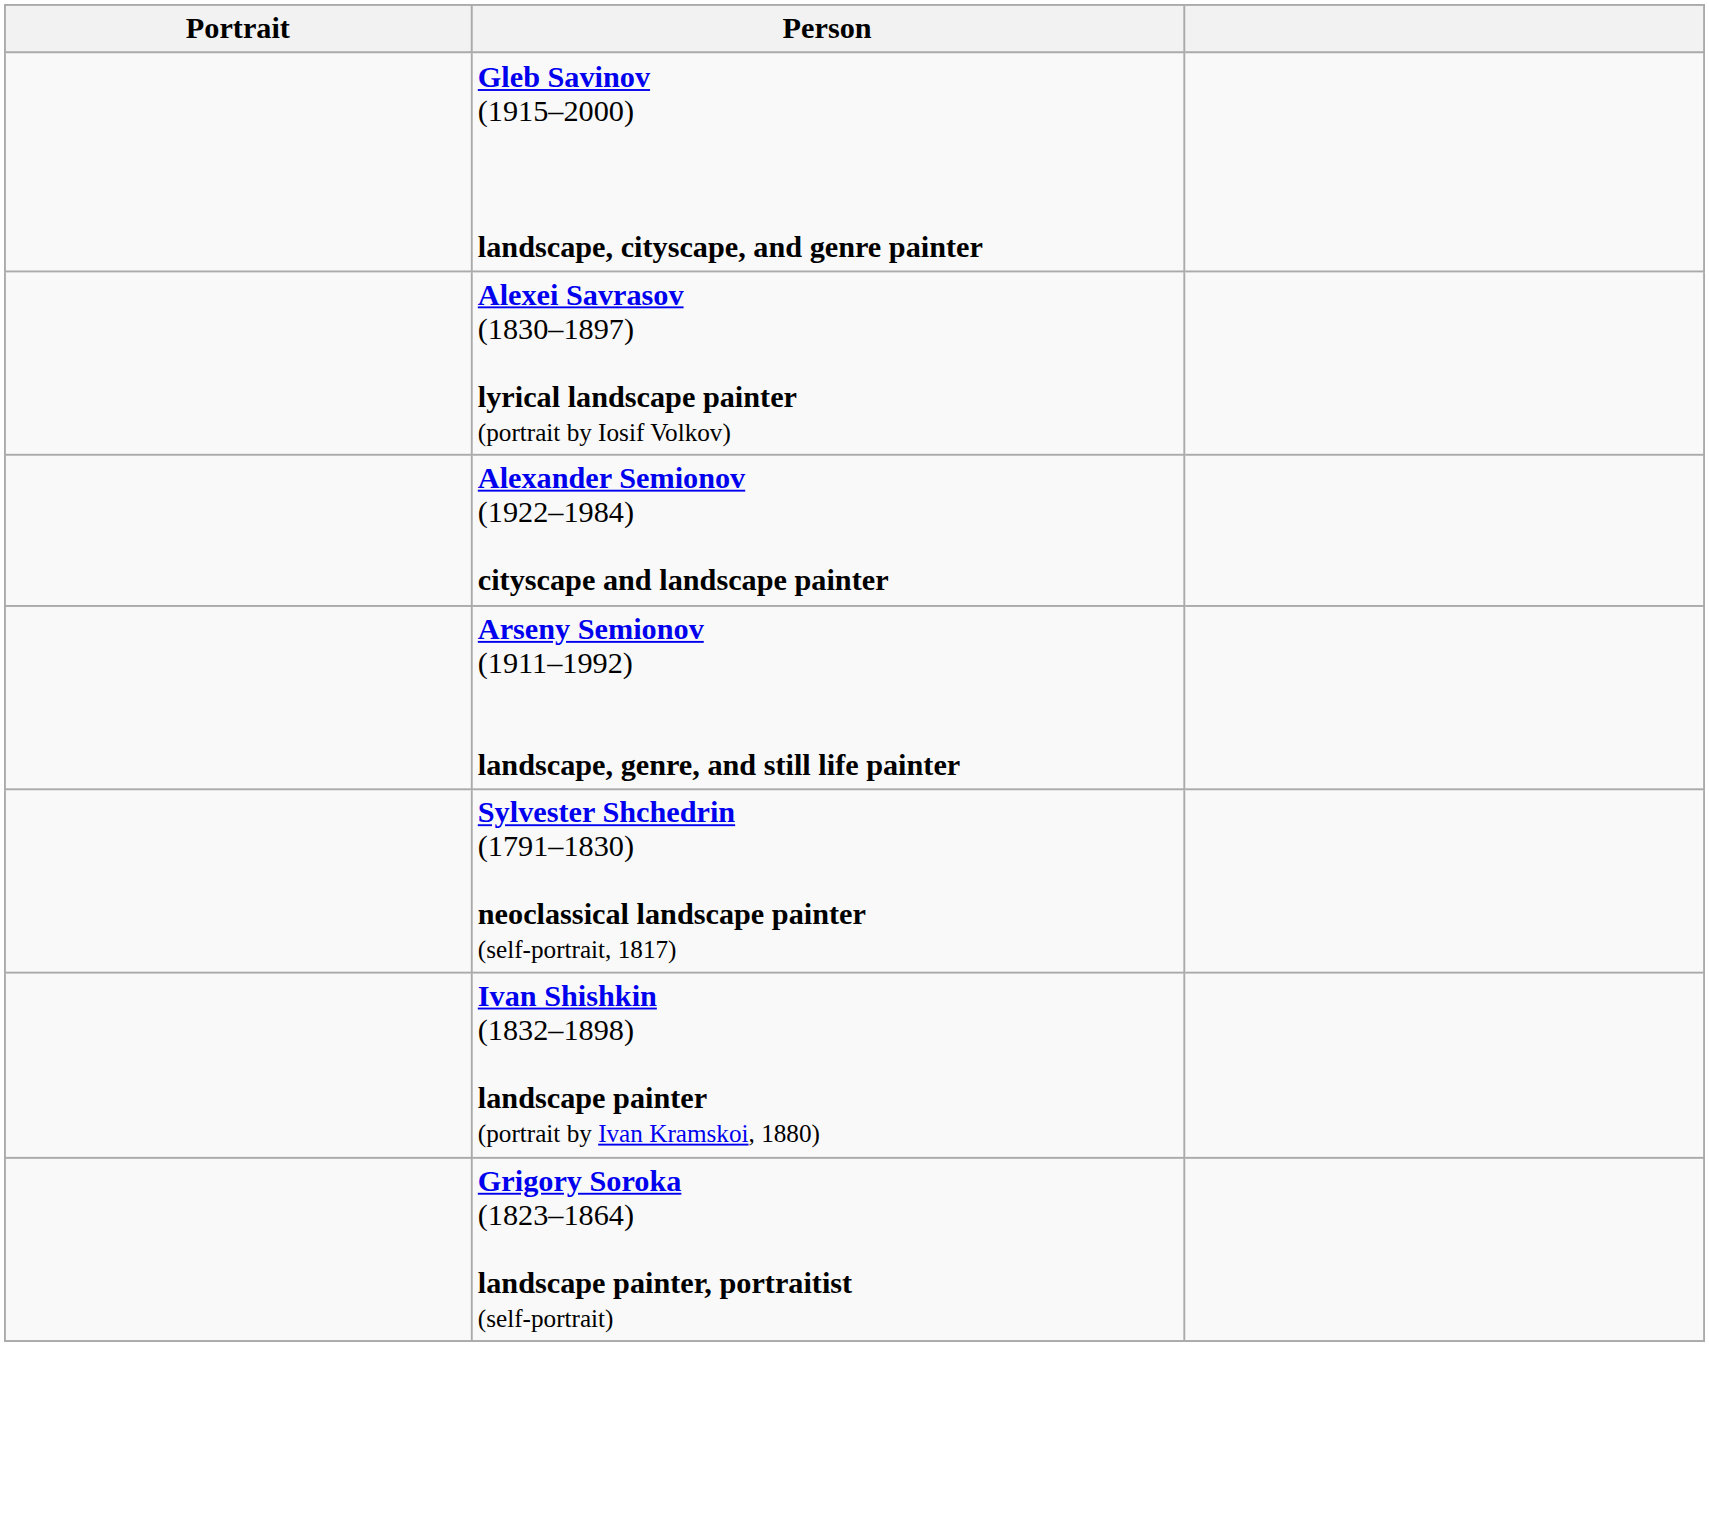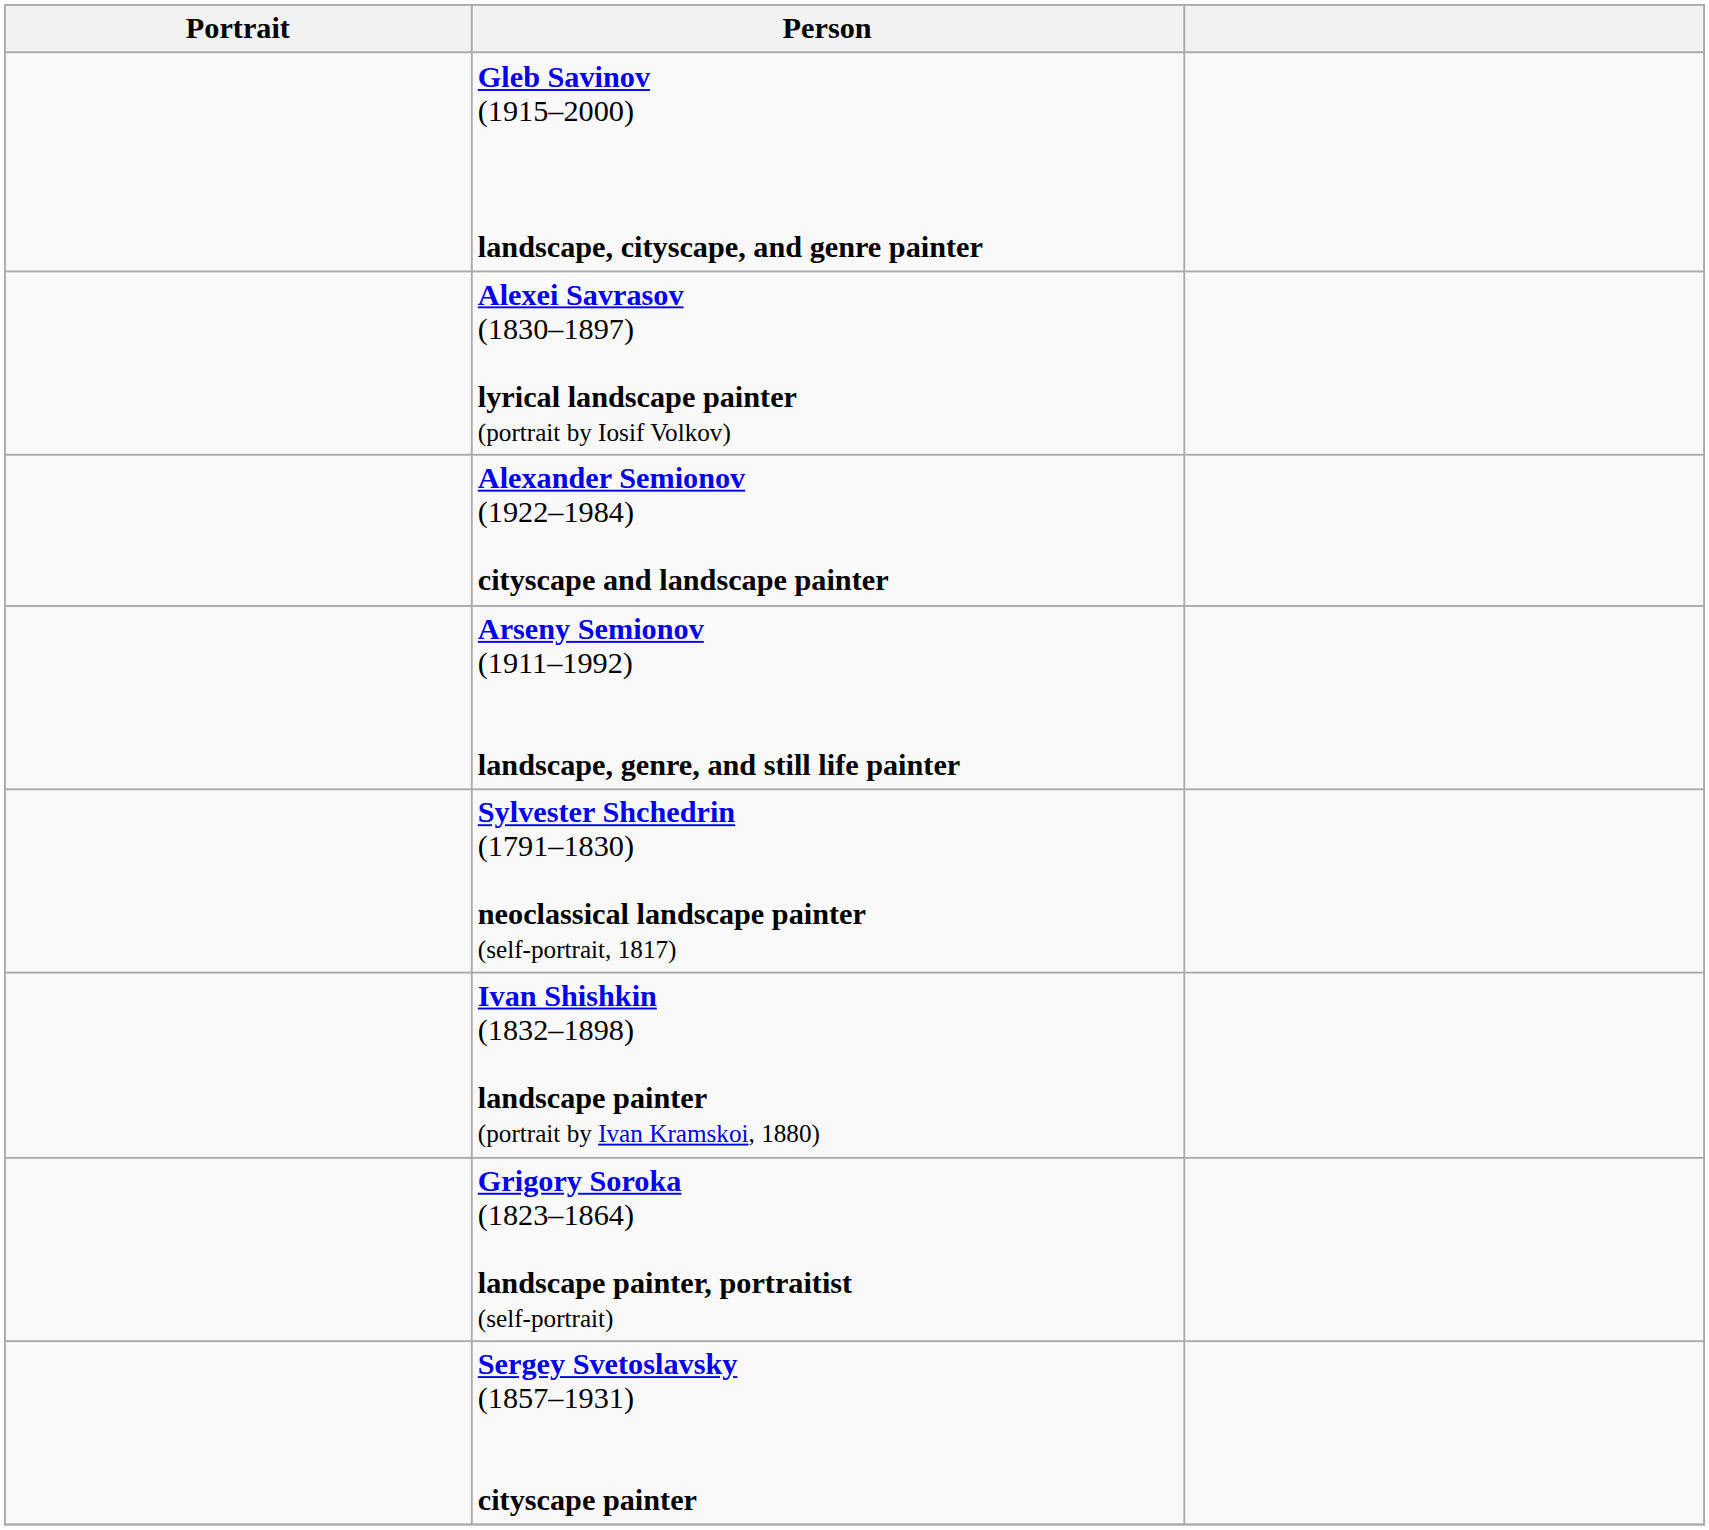+ row: (608, 1432)
